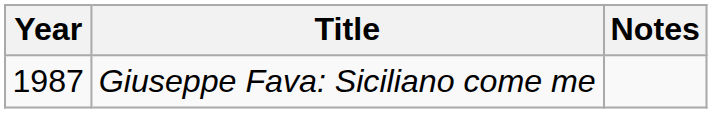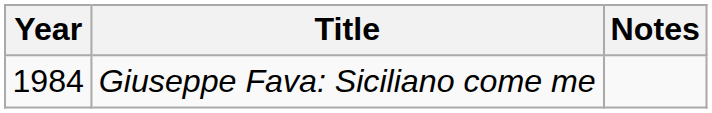(48, 81) 1987 -> (48, 81) 1984
